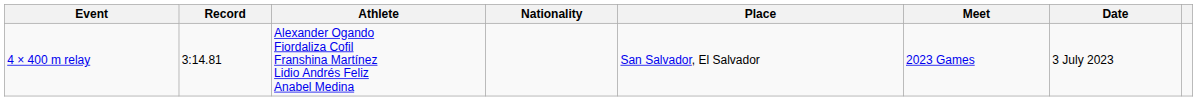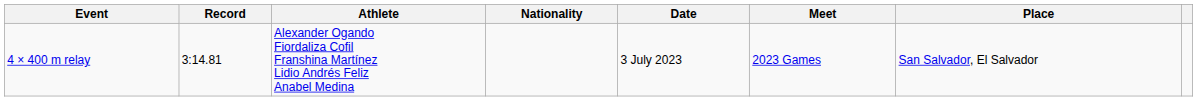columns swapped: (1115, 14) <-> (760, 14)
